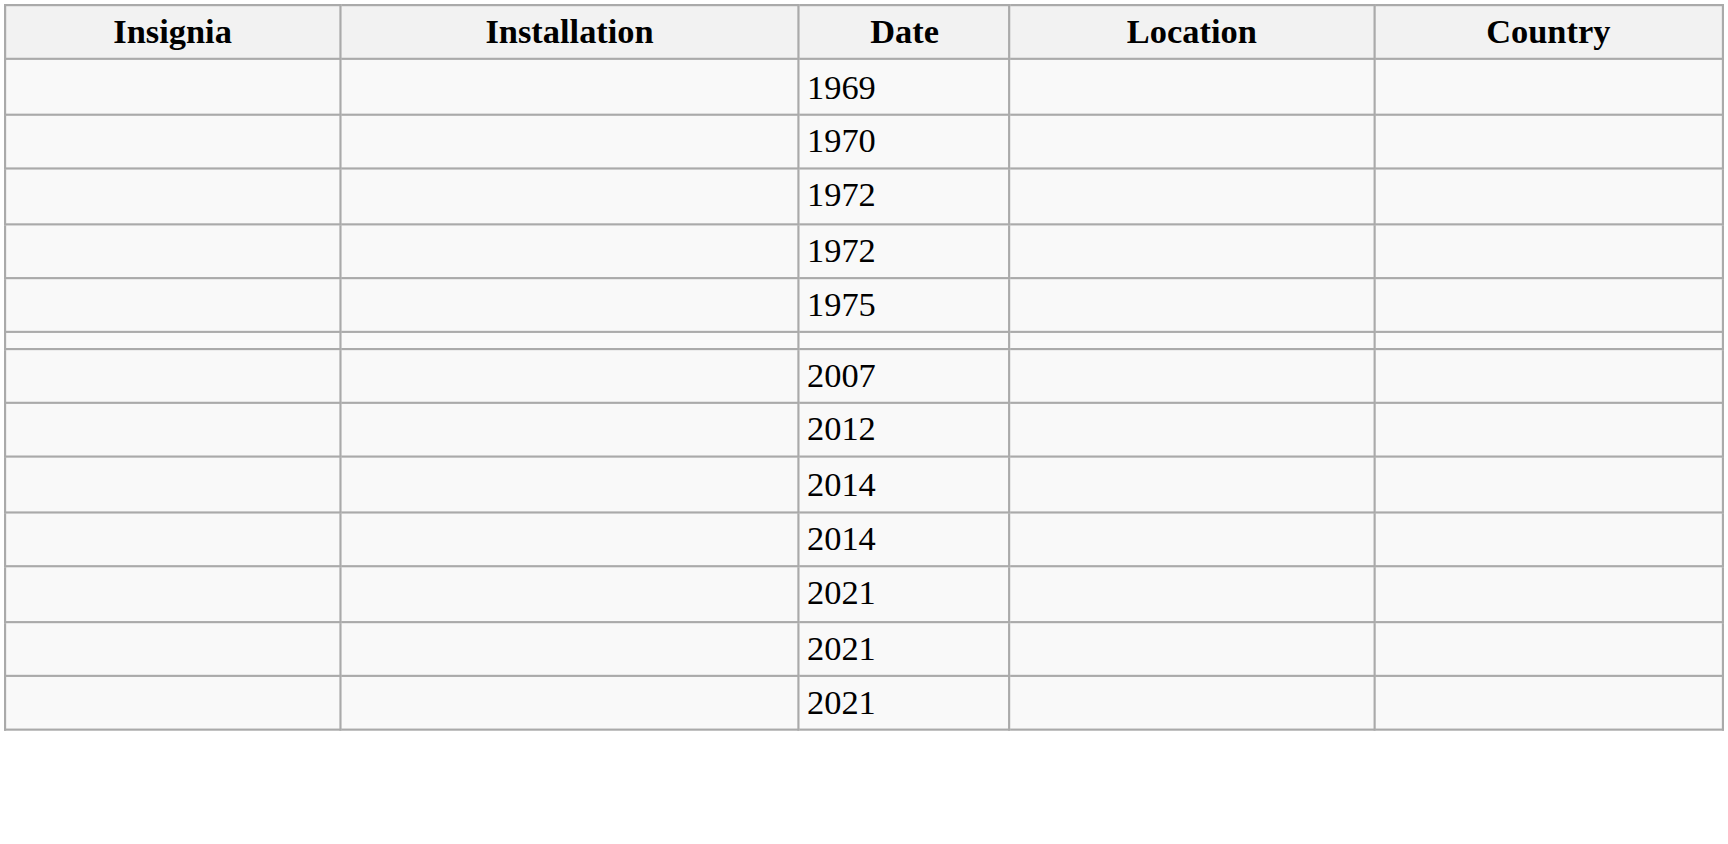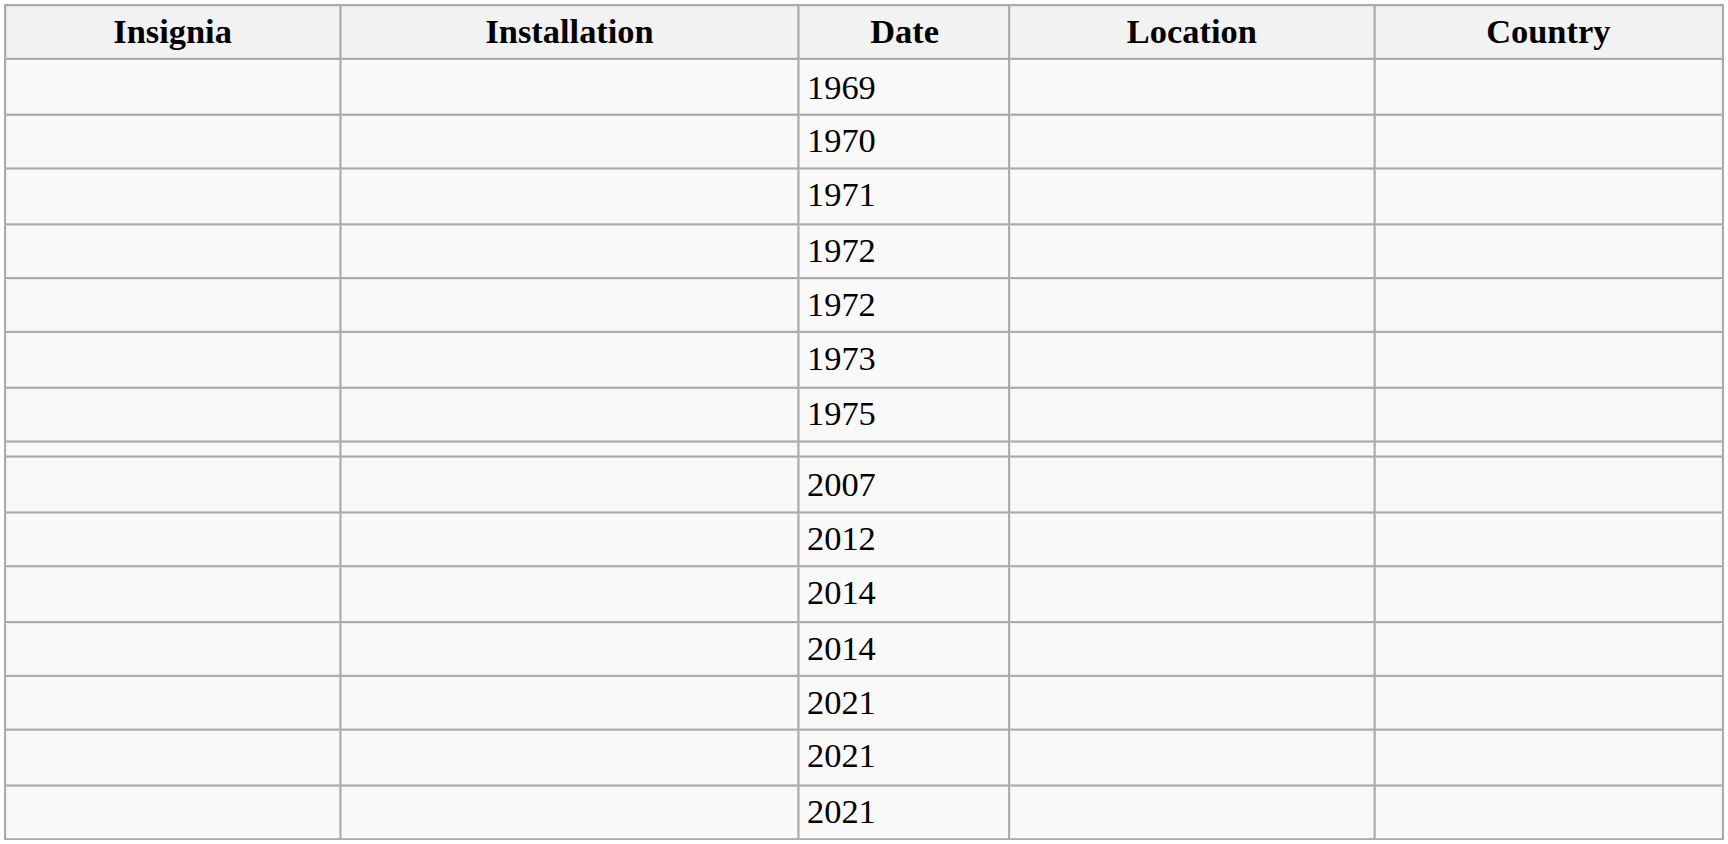+ row: (173, 196)
+ row: (173, 360)
